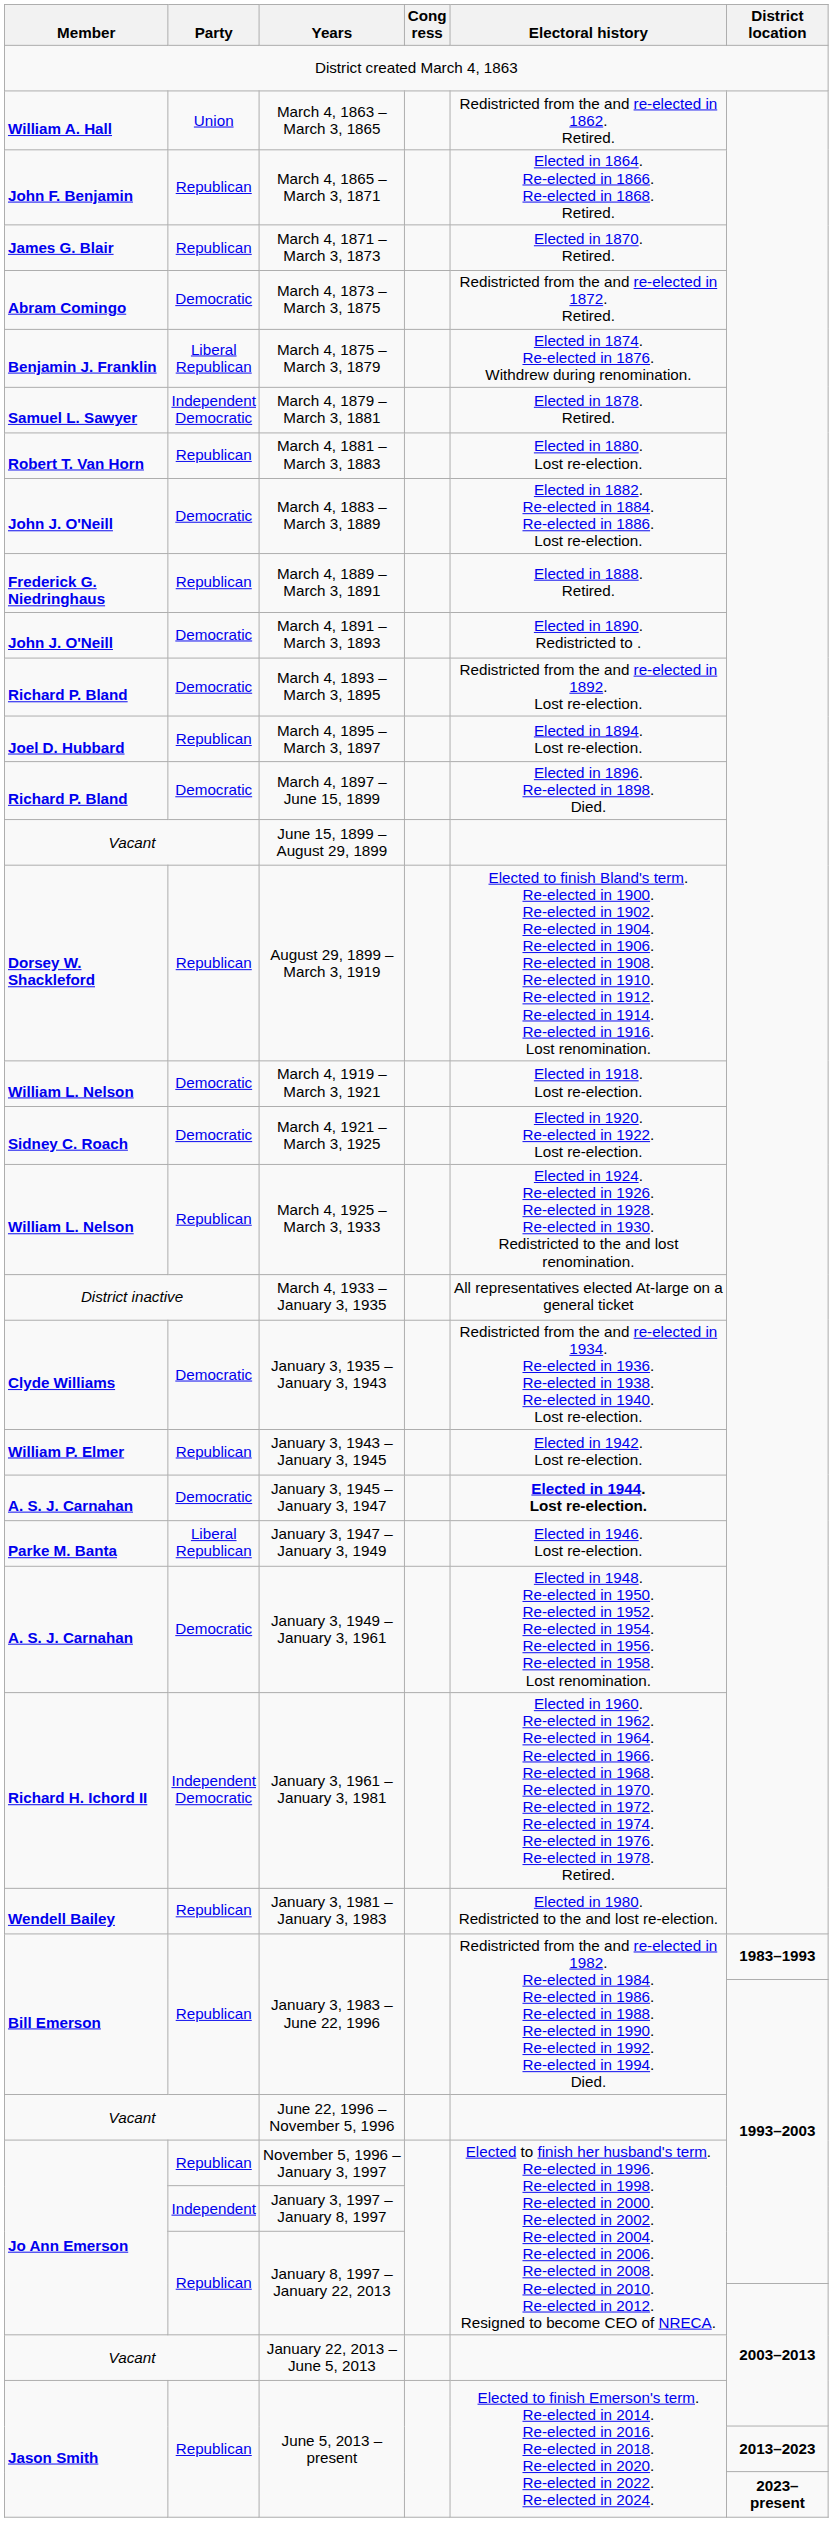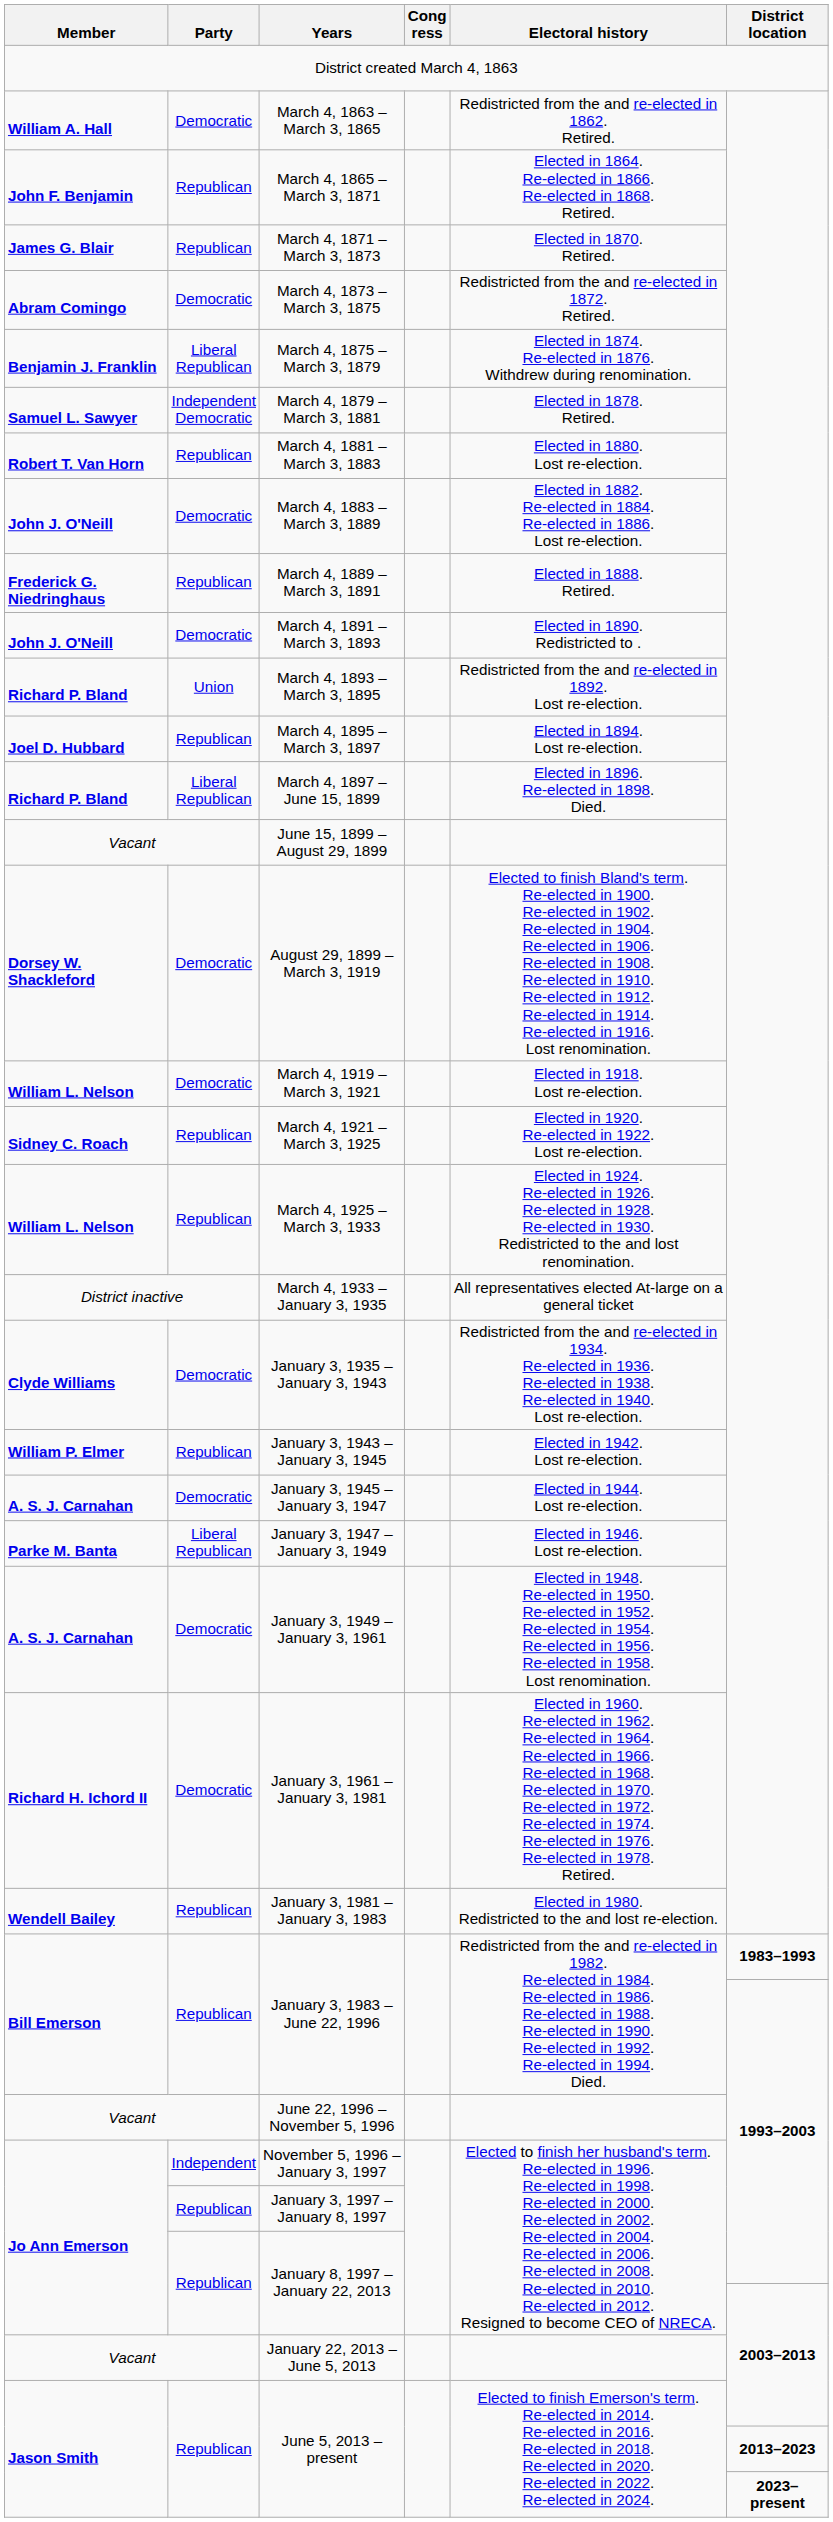(214, 120) Union -> (214, 120) Democratic
(214, 686) Democratic -> (214, 686) Union
(214, 790) Democratic -> (214, 790) Liberal Republican
(214, 963) Republican -> (214, 963) Democratic
(214, 1135) Democratic -> (214, 1135) Republican
(588, 1497) bold -> (588, 1497) normal
(214, 1790) Independent Democratic -> (214, 1790) Democratic
(214, 2162) Republican -> (214, 2162) Independent
(214, 2208) Independent -> (214, 2208) Republican
